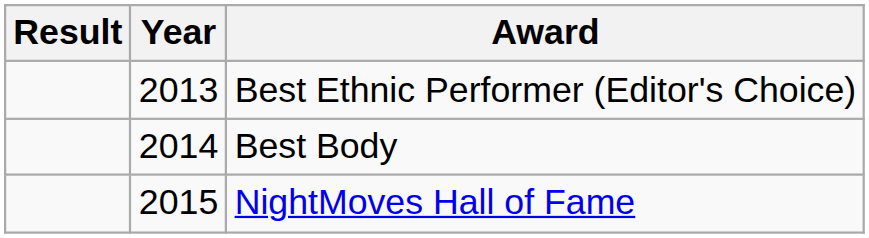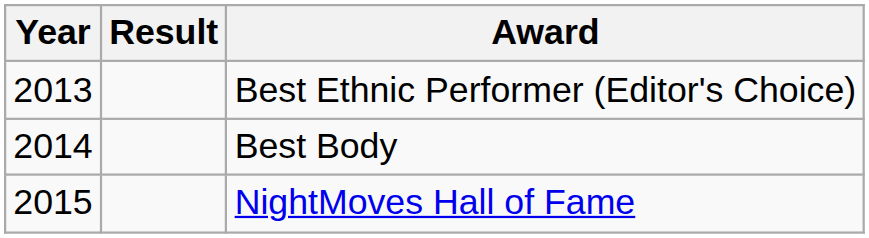columns swapped: (179, 32) <-> (68, 32)
